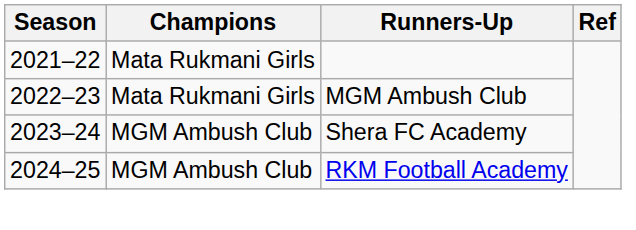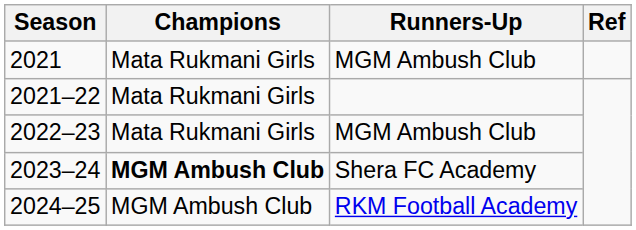+ row: (36, 59)
(212, 133) normal -> (218, 170) bold
